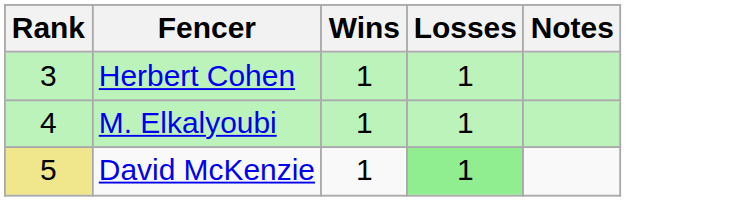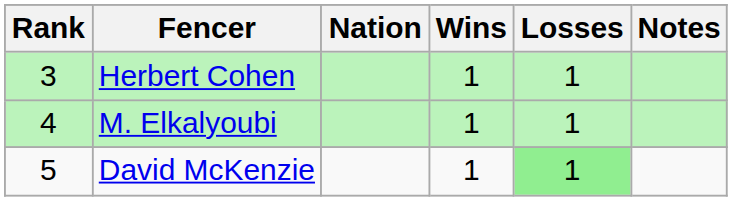+ column: (375, 28)
(48, 170) khaki background -> (48, 170) no background
